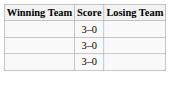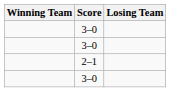+ row: (39, 62)
